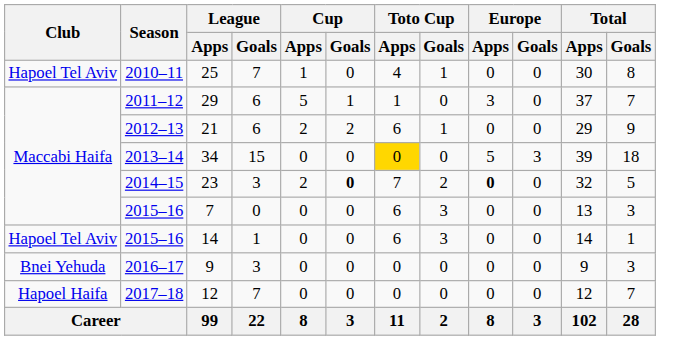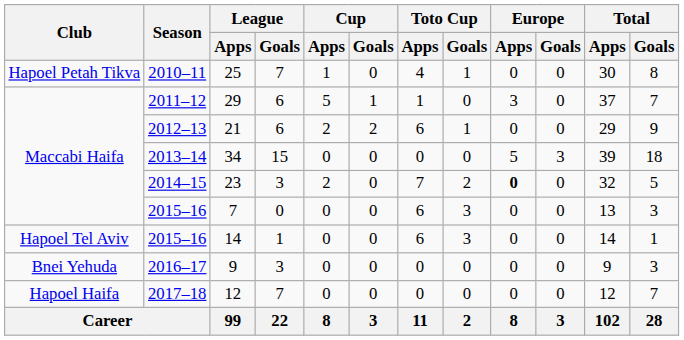(63, 73) Hapoel Tel Aviv -> (74, 73) Hapoel Petah Tikva
(397, 156) gold background -> (420, 156) no background
(350, 183) bold -> (373, 183) normal
